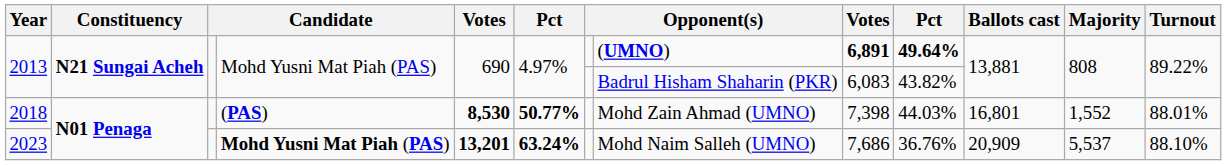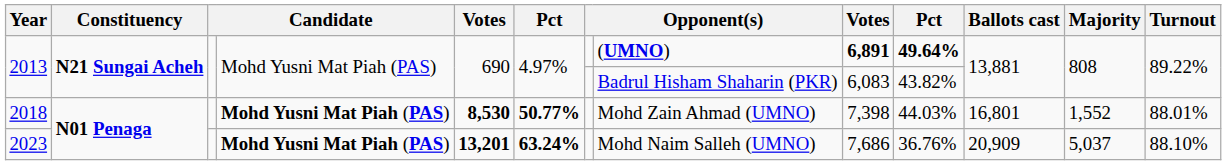(244, 113) (PAS) -> (335, 113) Mohd Yusni Mat Piah (PAS)
(1090, 144) 5,537 -> (1090, 144) 5,037
